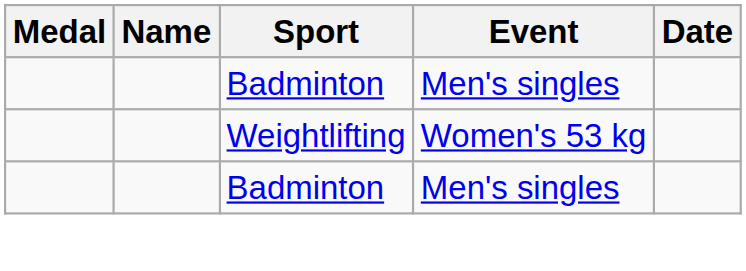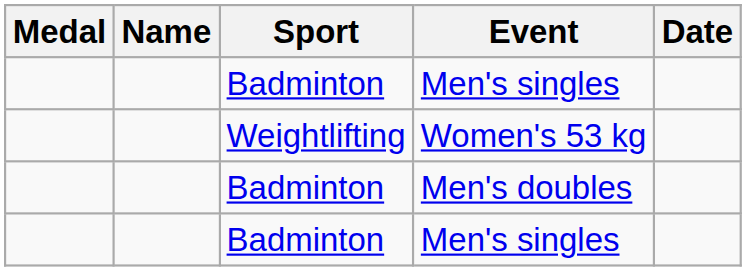+ row: (305, 188)
